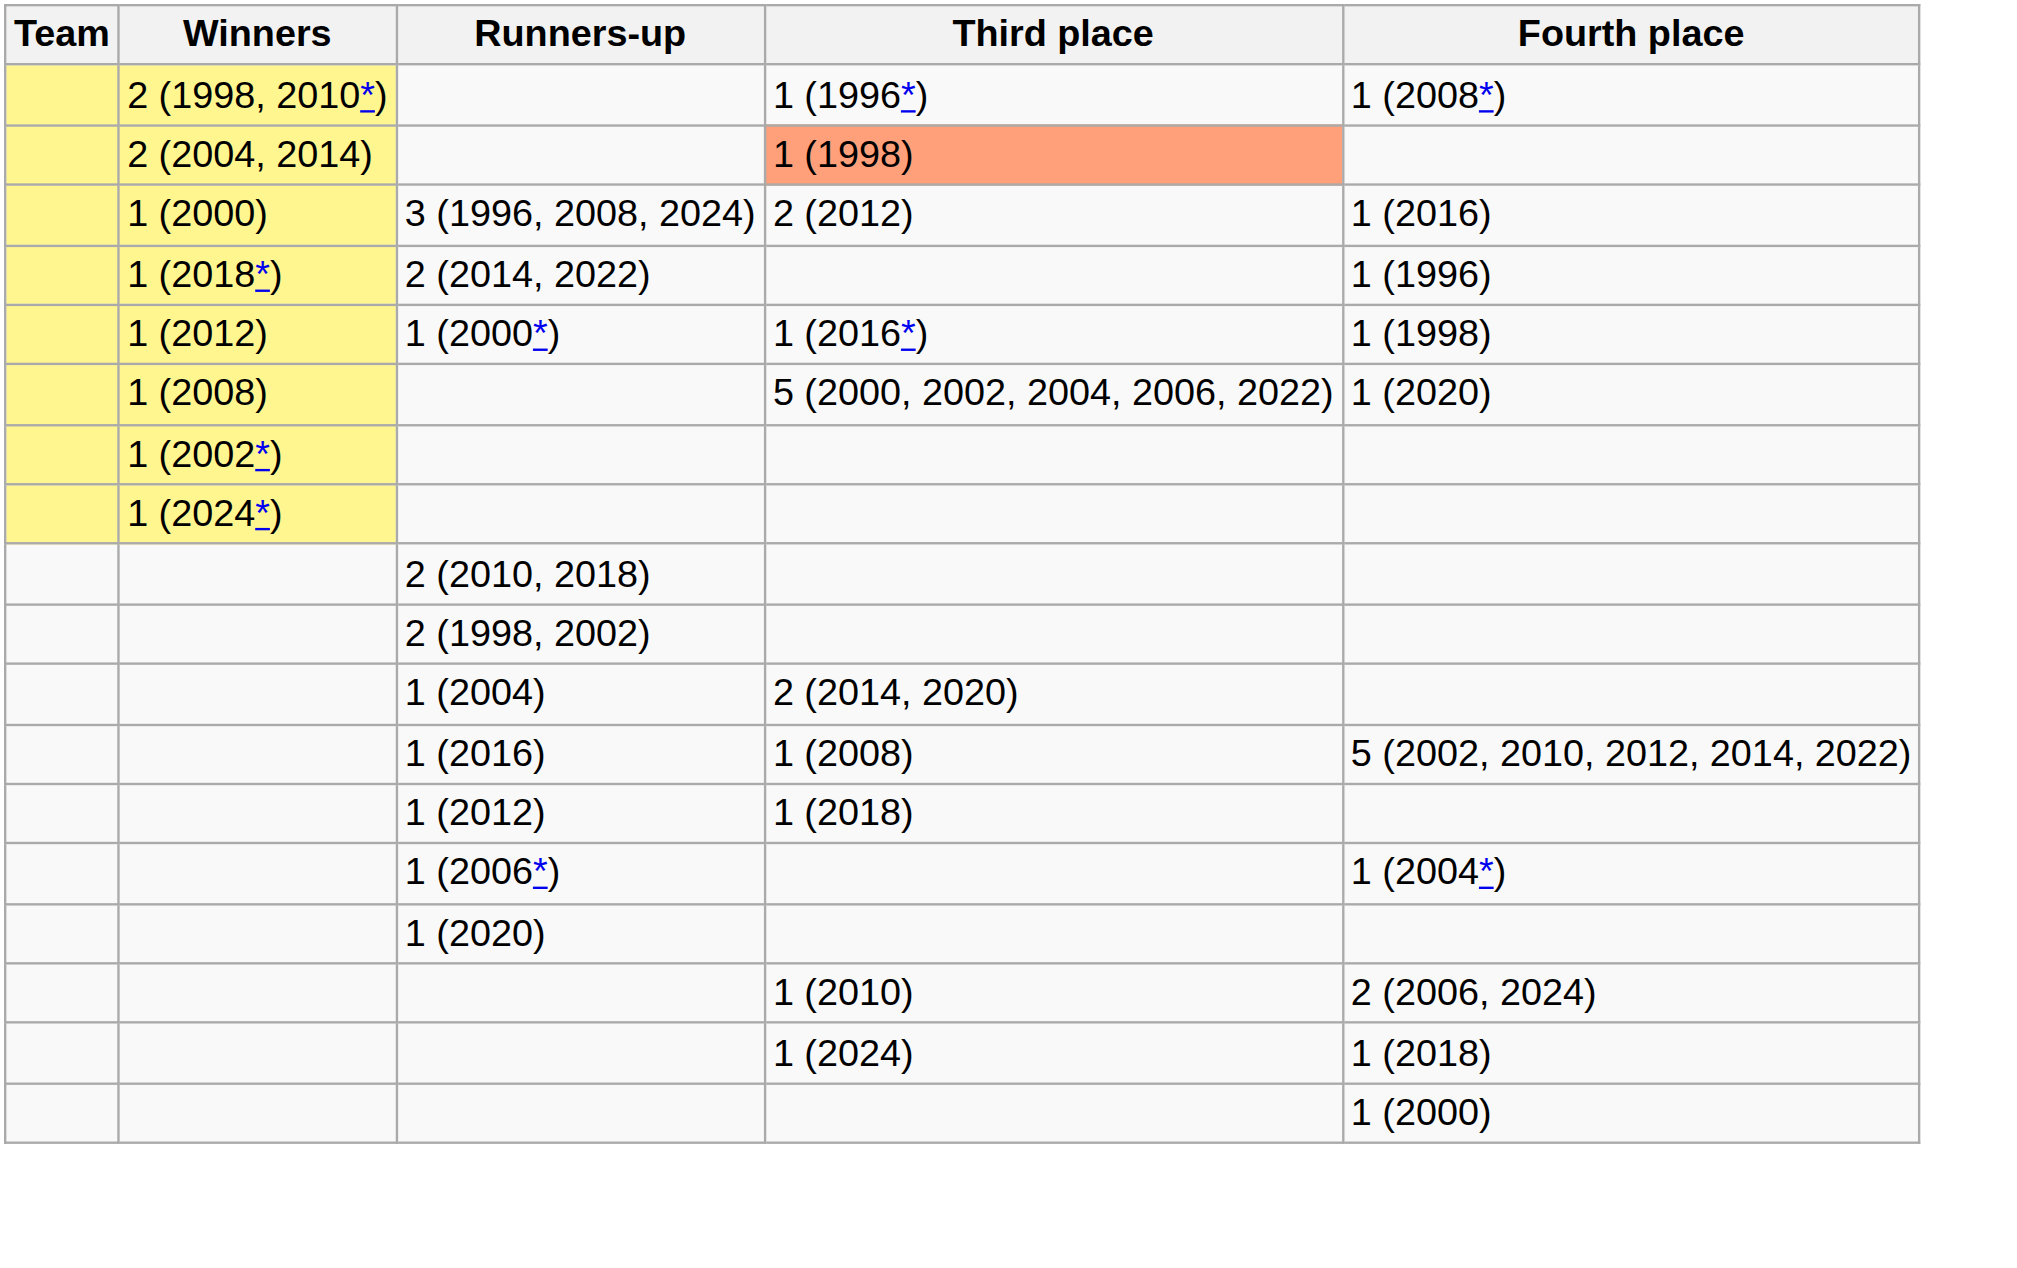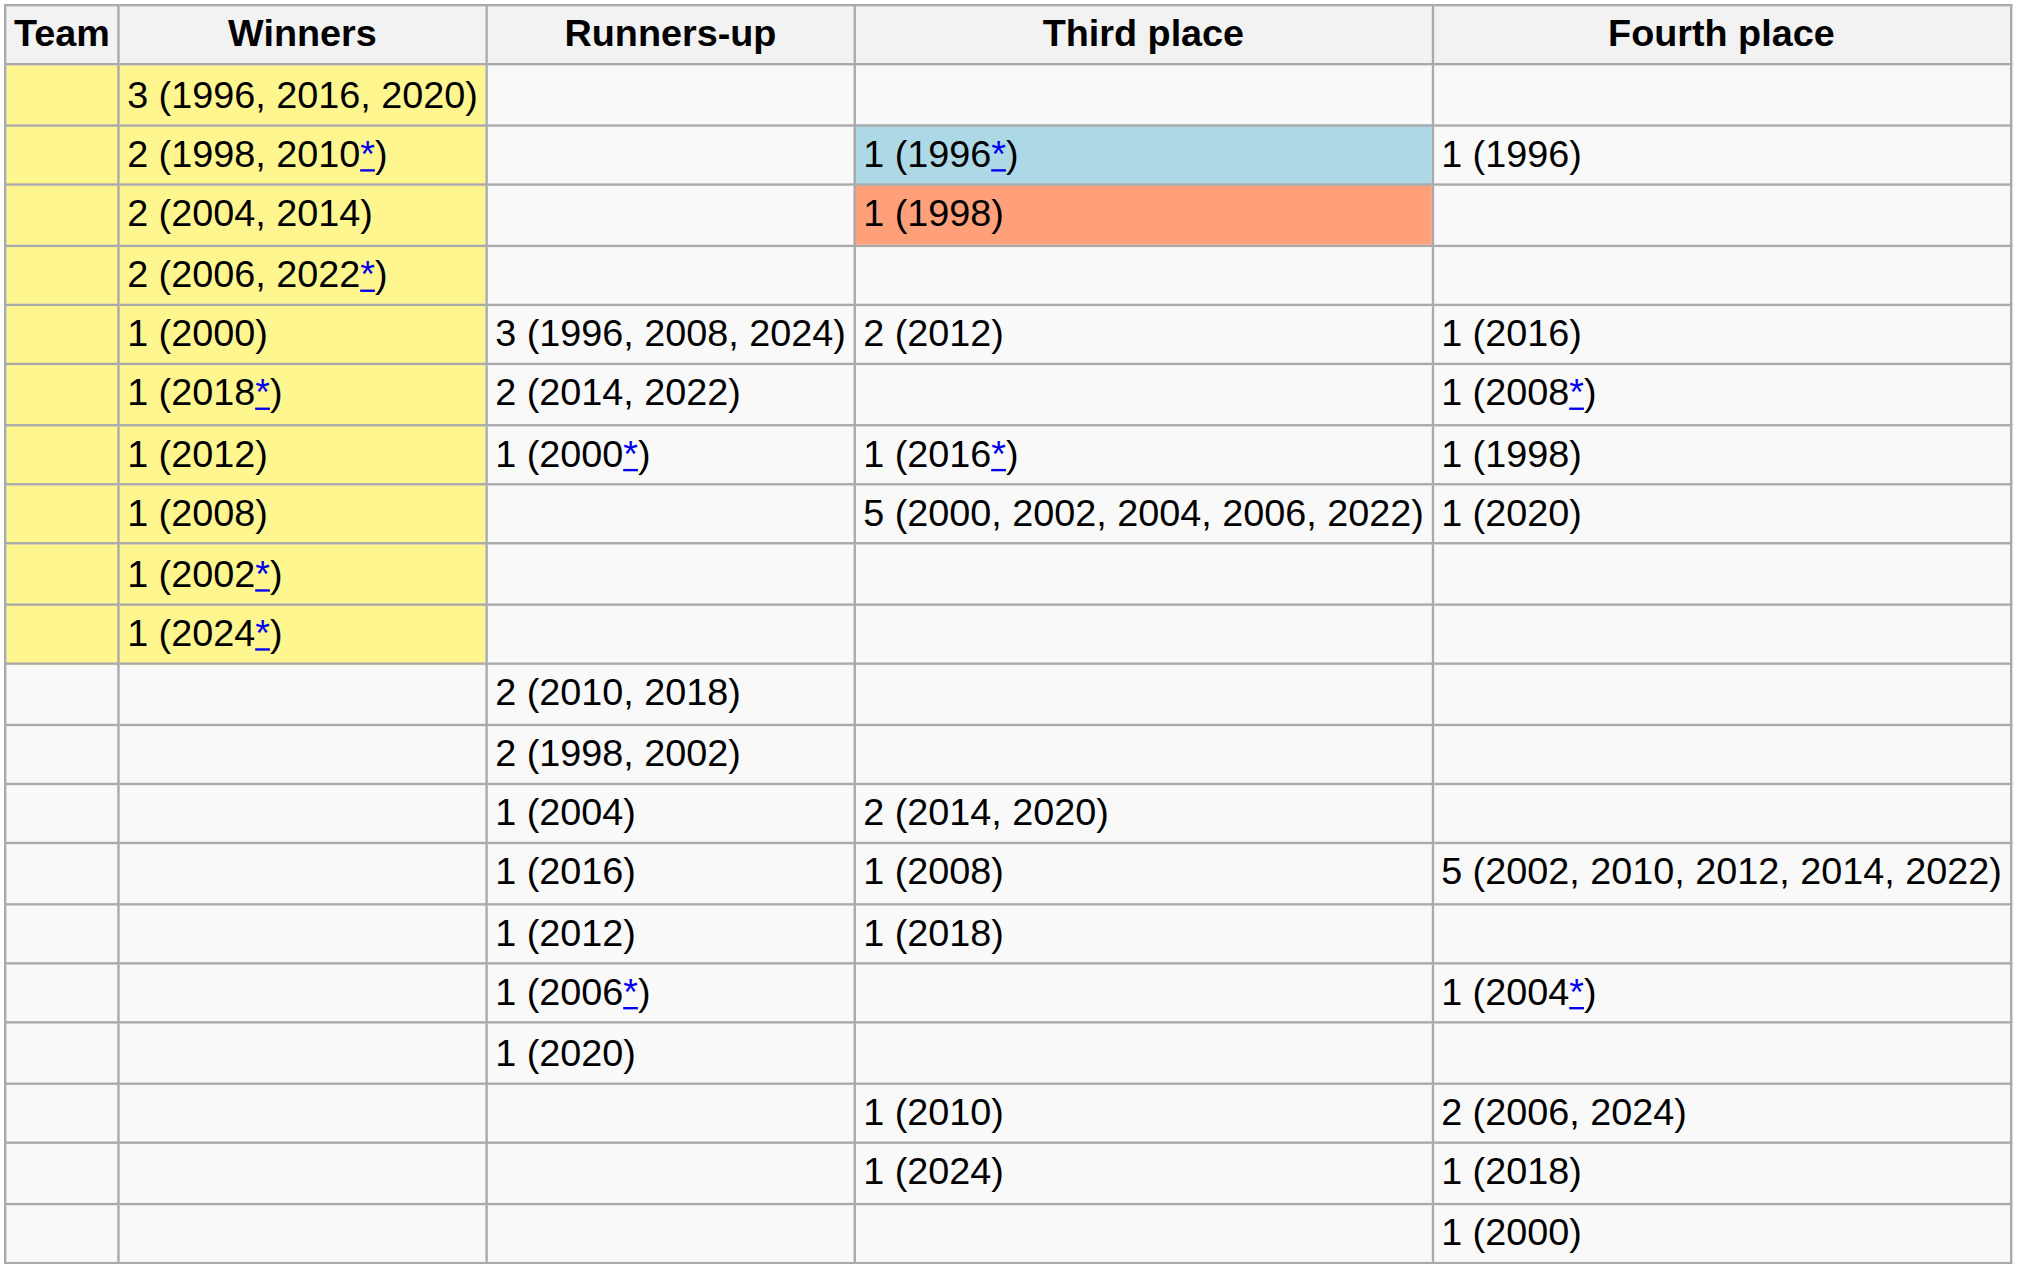+ row: (302, 94)
(851, 94) no background -> (941, 154) lightblue background
(1429, 94) 1 (2008*) -> (1511, 154) 1 (1996)
+ row: (257, 273)
(1421, 273) 1 (1996) -> (1519, 393) 1 (2008*)
